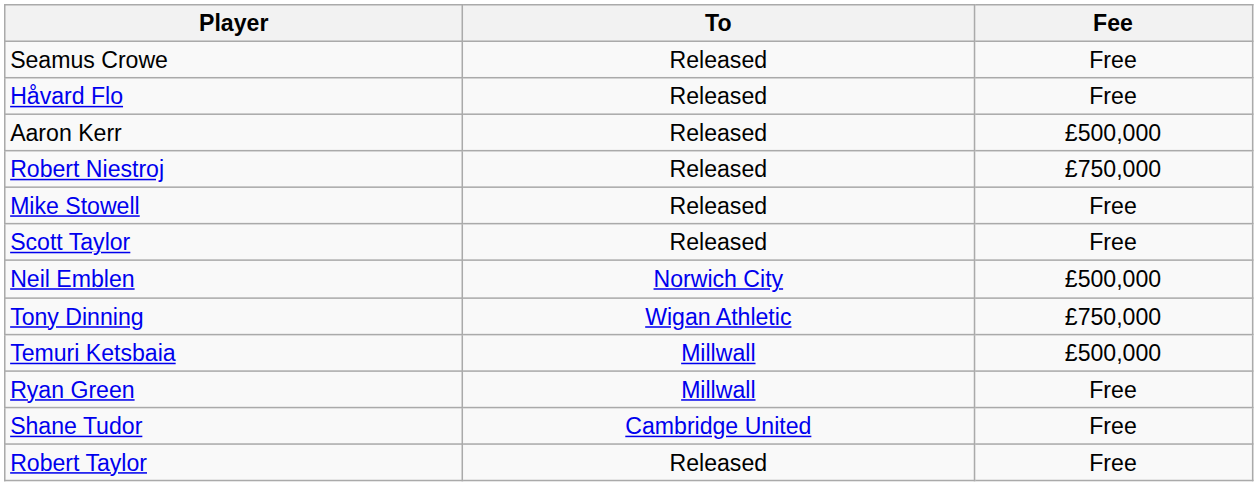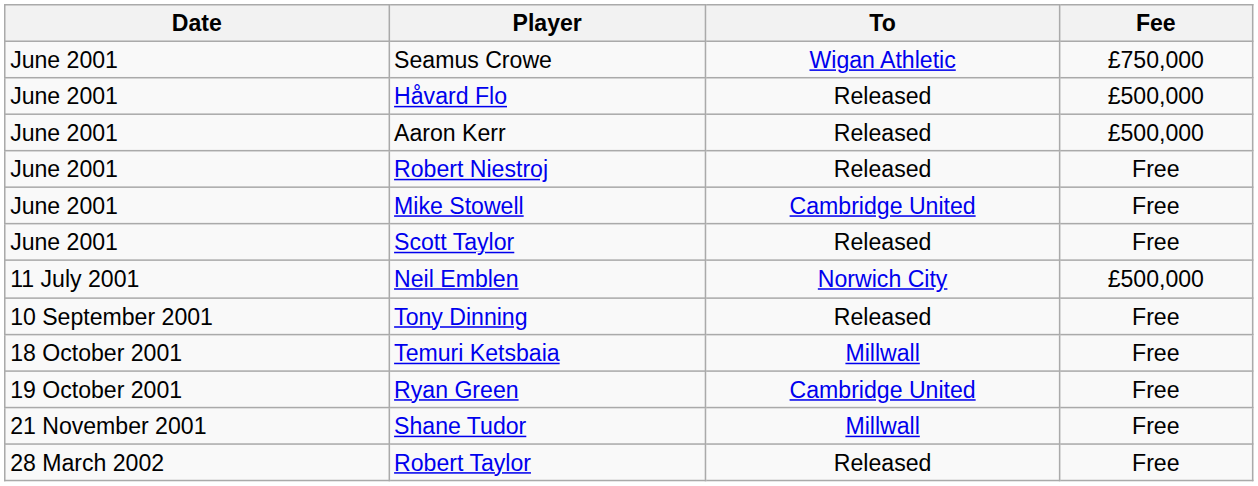+ column: (197, 23)
(718, 60) Released -> (883, 60) Wigan Athletic
(1113, 60) Free -> (1156, 60) £750,000
(1113, 96) Free -> (1156, 96) £500,000
(1113, 170) £750,000 -> (1156, 170) Free
(718, 206) Released -> (883, 206) Cambridge United
(718, 316) Wigan Athletic -> (883, 316) Released
(1113, 316) £750,000 -> (1156, 316) Free
(1113, 352) £500,000 -> (1156, 352) Free
(718, 389) Millwall -> (883, 389) Cambridge United
(718, 426) Cambridge United -> (883, 426) Millwall
